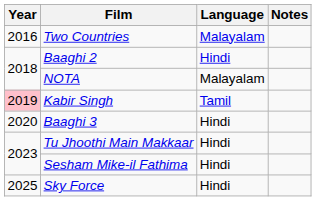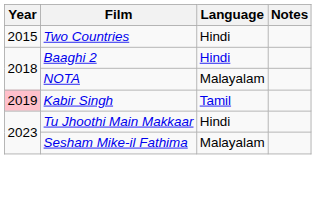(22, 36) 2016 -> (22, 36) 2015
(232, 36) Malayalam -> (215, 36) Hindi
- row: (70, 121)
(215, 164) Hindi -> (232, 143) Malayalam
- row: (74, 185)
